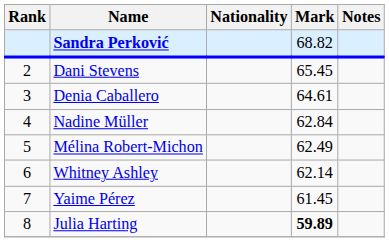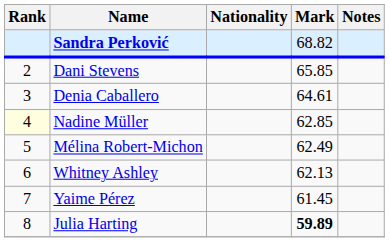(315, 70) 65.45 -> (315, 70) 65.85
(27, 121) no background -> (27, 121) lightyellow background
(315, 121) 62.84 -> (315, 121) 62.85
(315, 173) 62.14 -> (315, 173) 62.13
